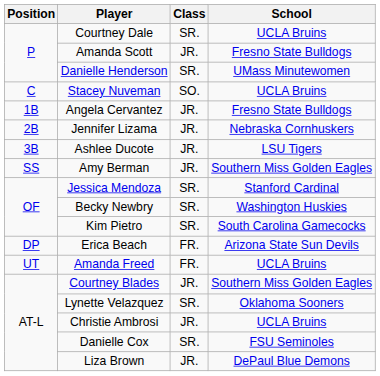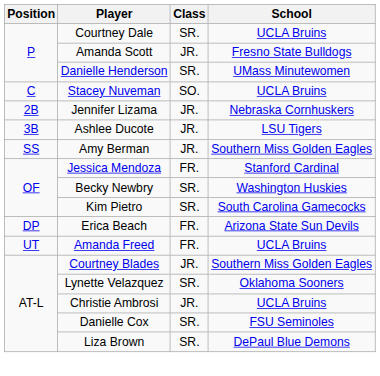- row: (114, 110)
(189, 187) SR. -> (189, 168) FR.
(189, 361) JR. -> (189, 341) SR.
